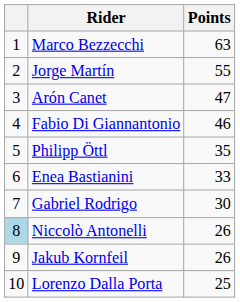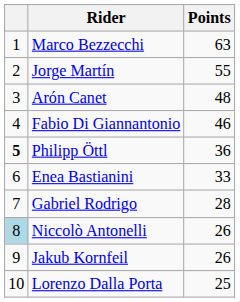(223, 97) 47 -> (223, 97) 48
(16, 150) normal -> (16, 150) bold
(223, 150) 35 -> (223, 150) 36
(223, 203) 30 -> (223, 203) 28
